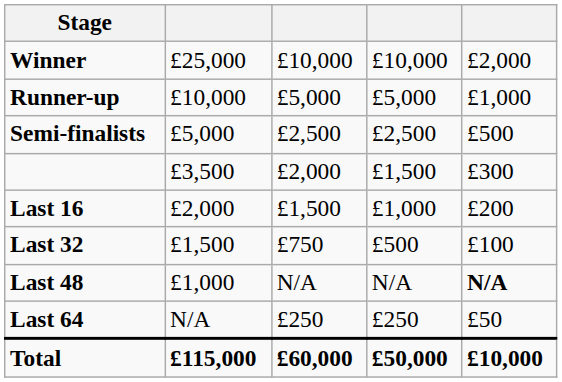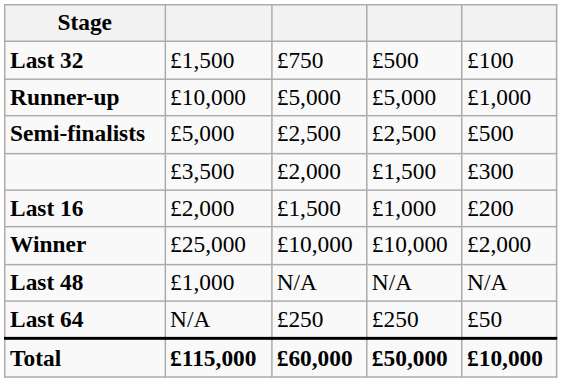rows swapped: (48, 60) <-> (47, 245)
(487, 282) bold -> (487, 282) normal
